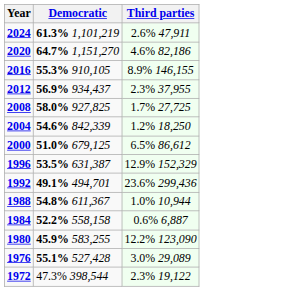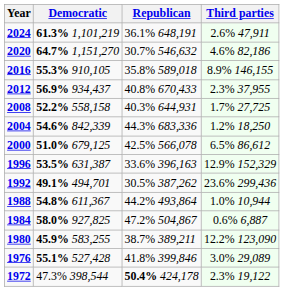+ column: (162, 13)
(73, 107) 58.0% 927,825 -> (73, 107) 52.2% 558,158
(73, 220) 52.2% 558,158 -> (73, 220) 58.0% 927,825
